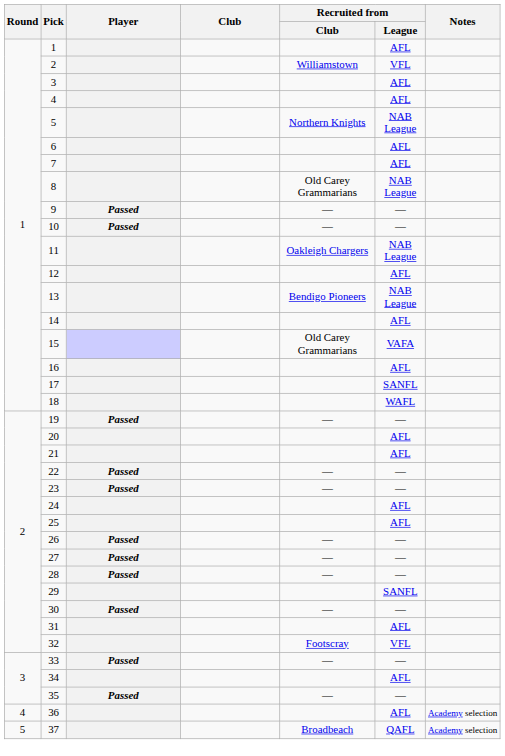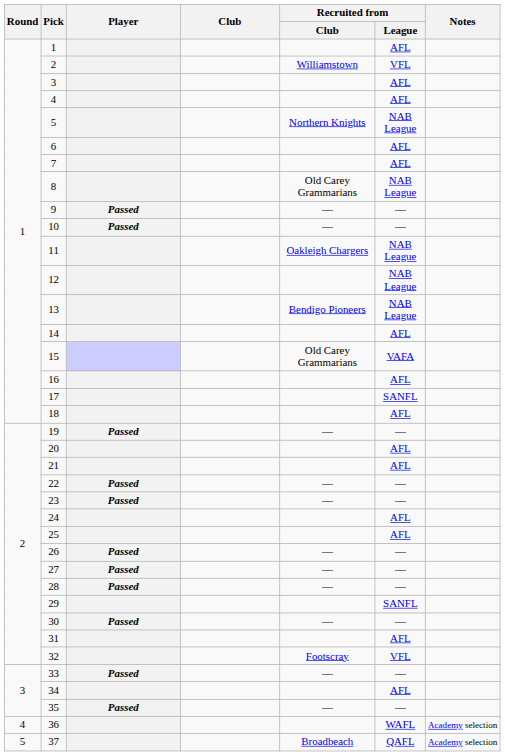(400, 274) AFL -> (400, 280) NAB League
(400, 402) WAFL -> (400, 414) AFL
(400, 712) AFL -> (400, 725) WAFL
